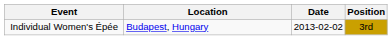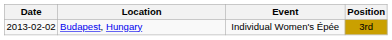columns swapped: (318, 12) <-> (64, 12)
